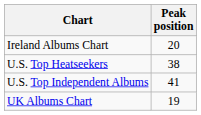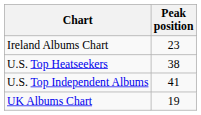(174, 45) 20 -> (174, 45) 23
